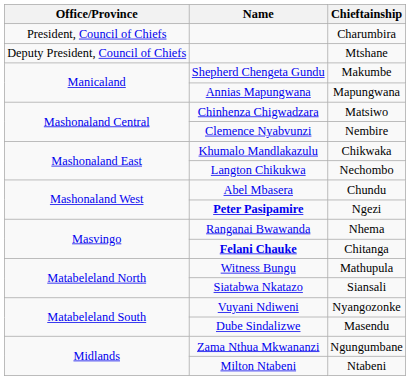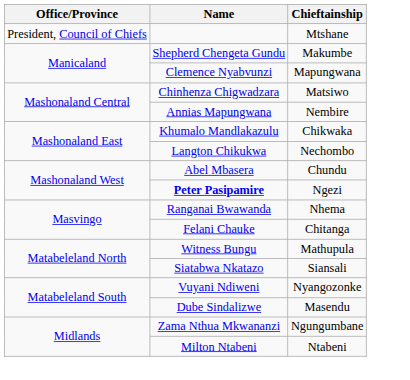- row: (367, 33)
(97, 53) Deputy President, Council of Chiefs -> (77, 33) President, Council of Chiefs
(258, 92) Annias Mapungwana -> (219, 72) Clemence Nyabvunzi
(258, 131) Clemence Nyabvunzi -> (219, 111) Annias Mapungwana
(258, 248) bold -> (219, 229) normal
